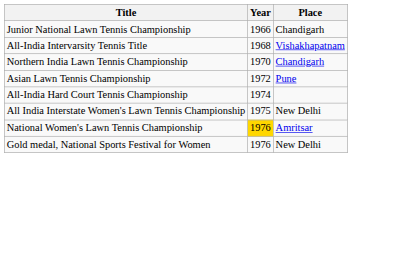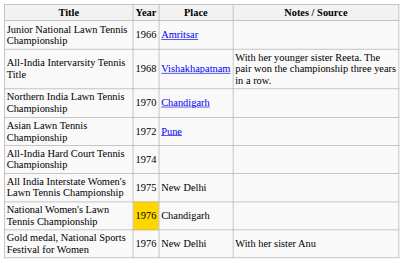+ column: (316, 12)
(300, 29) Chandigarh -> (180, 35) Amritsar
(294, 128) Amritsar -> (185, 215) Chandigarh
